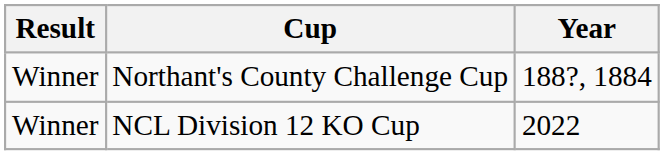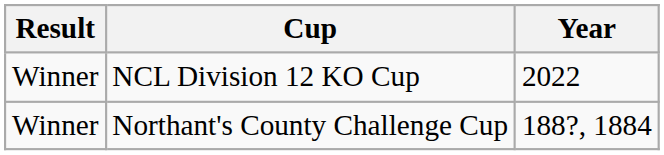rows swapped: (266, 124) <-> (310, 76)
